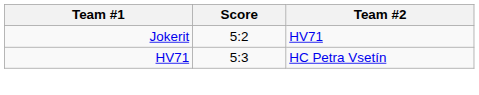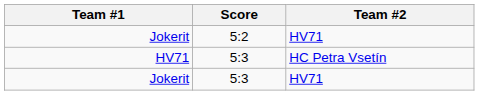+ row: (169, 79)
